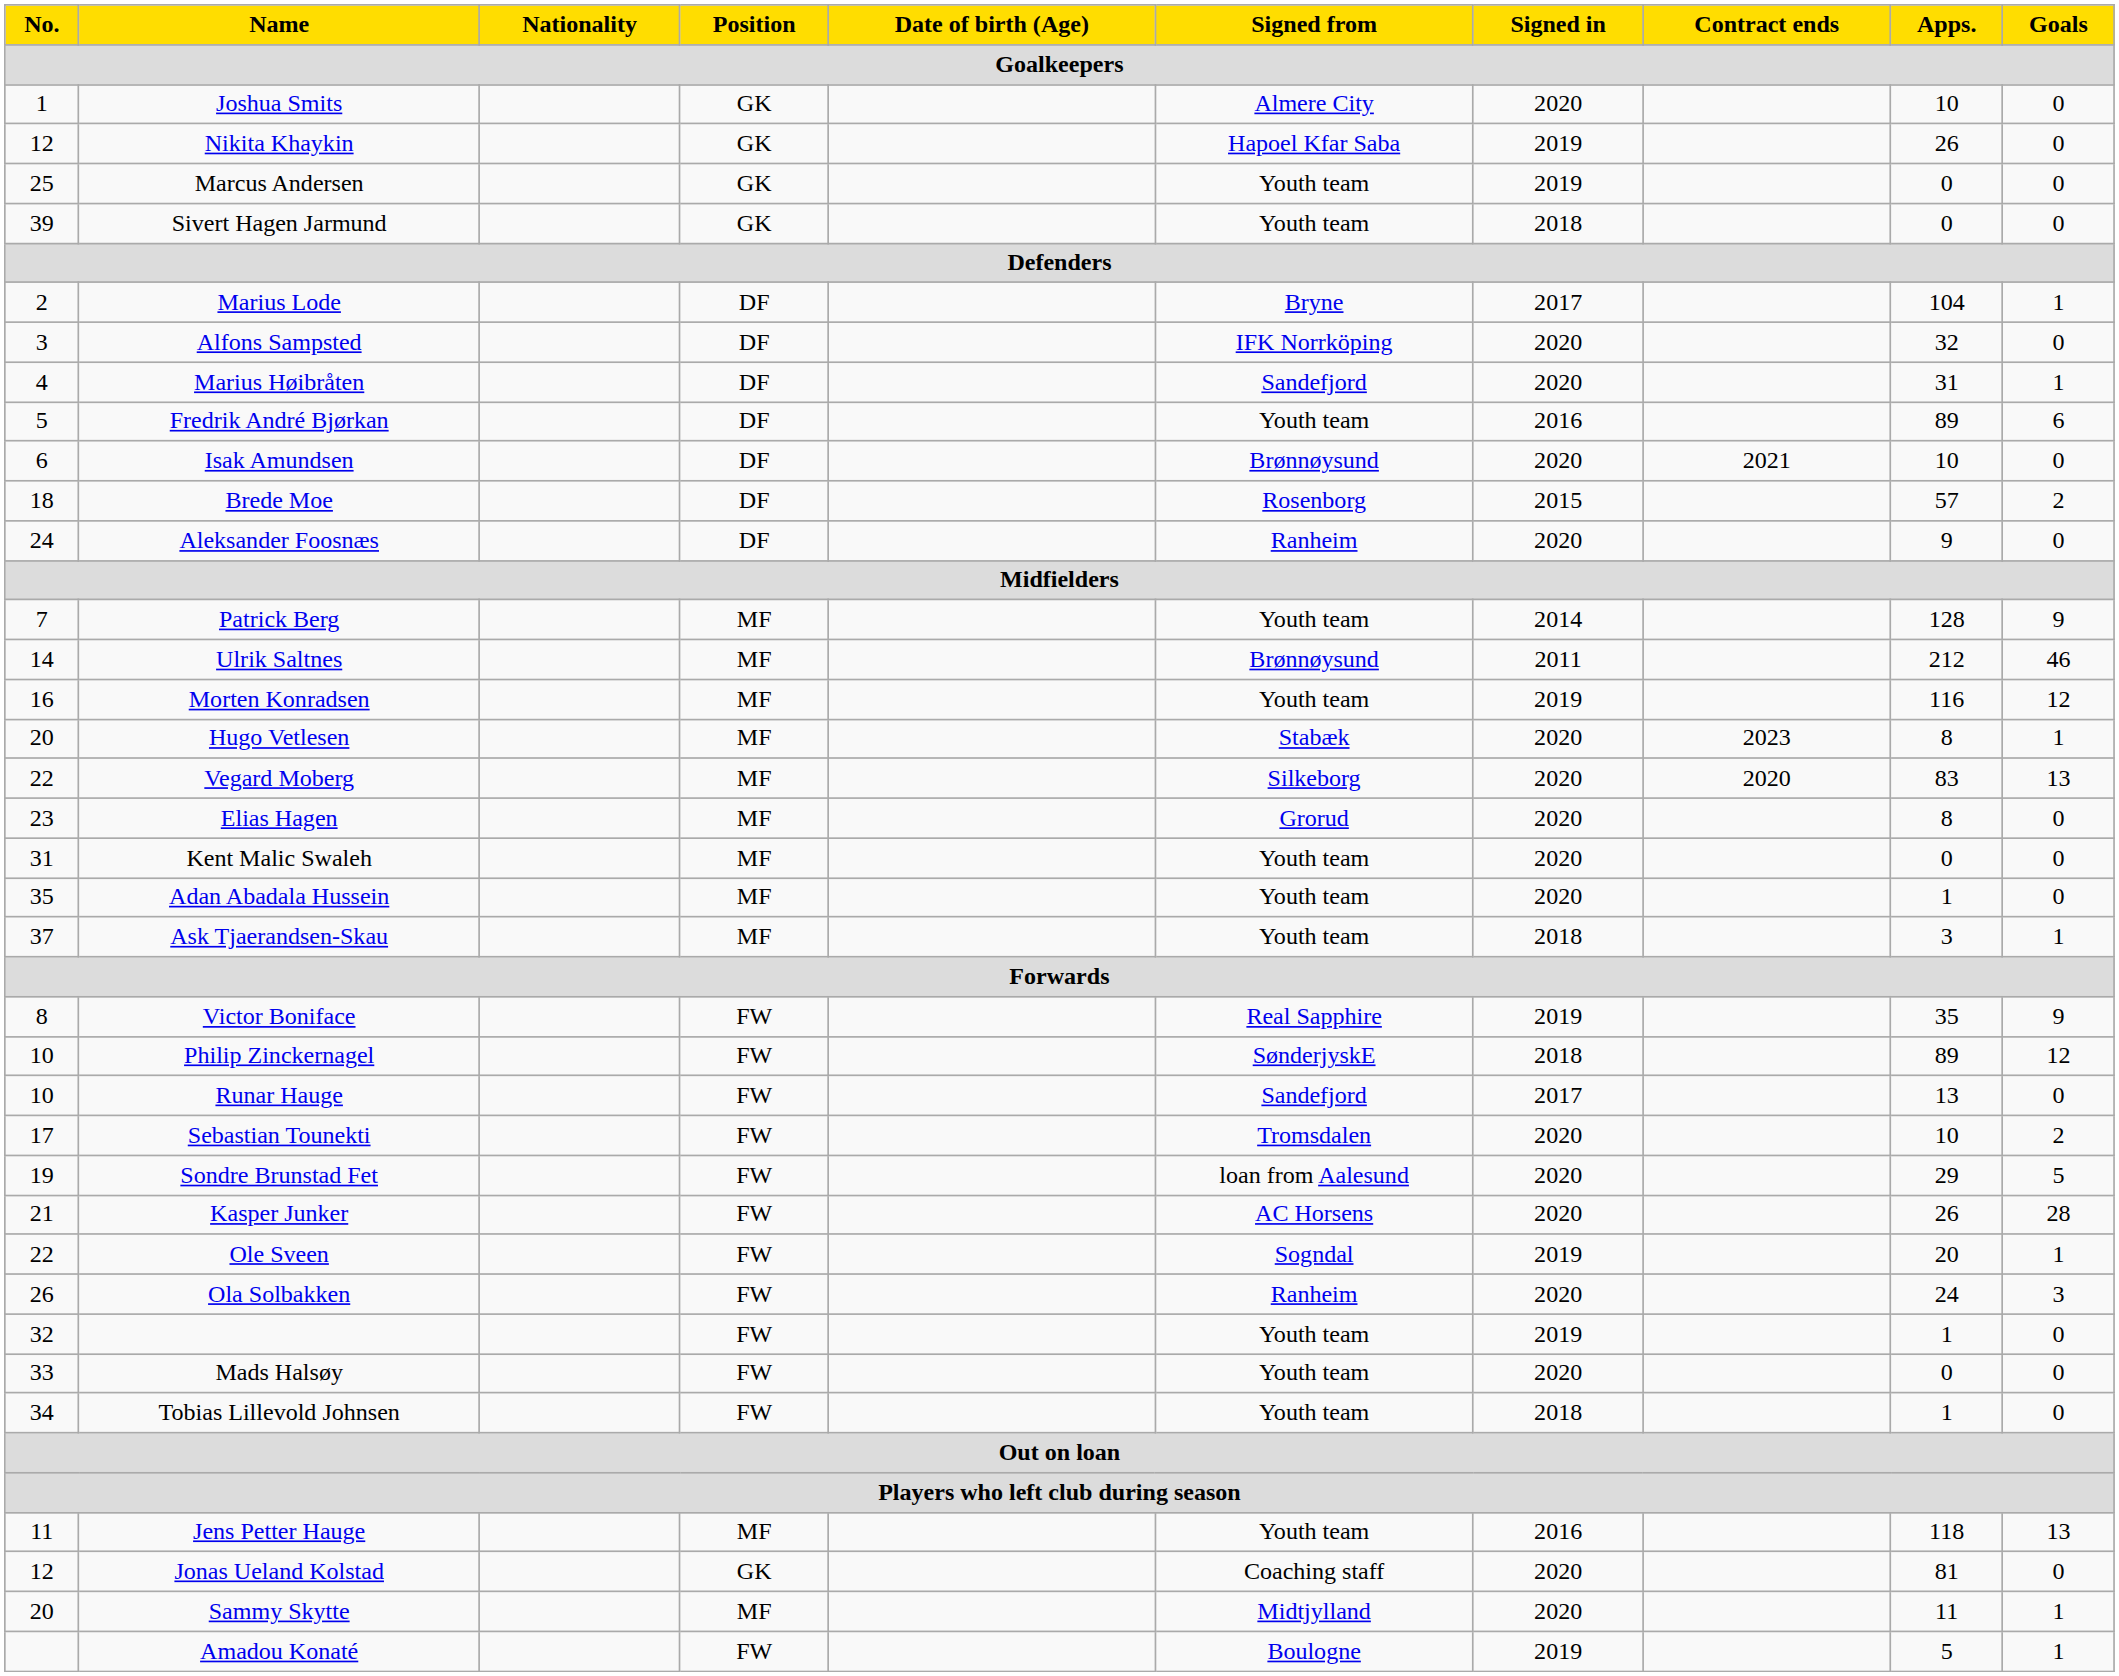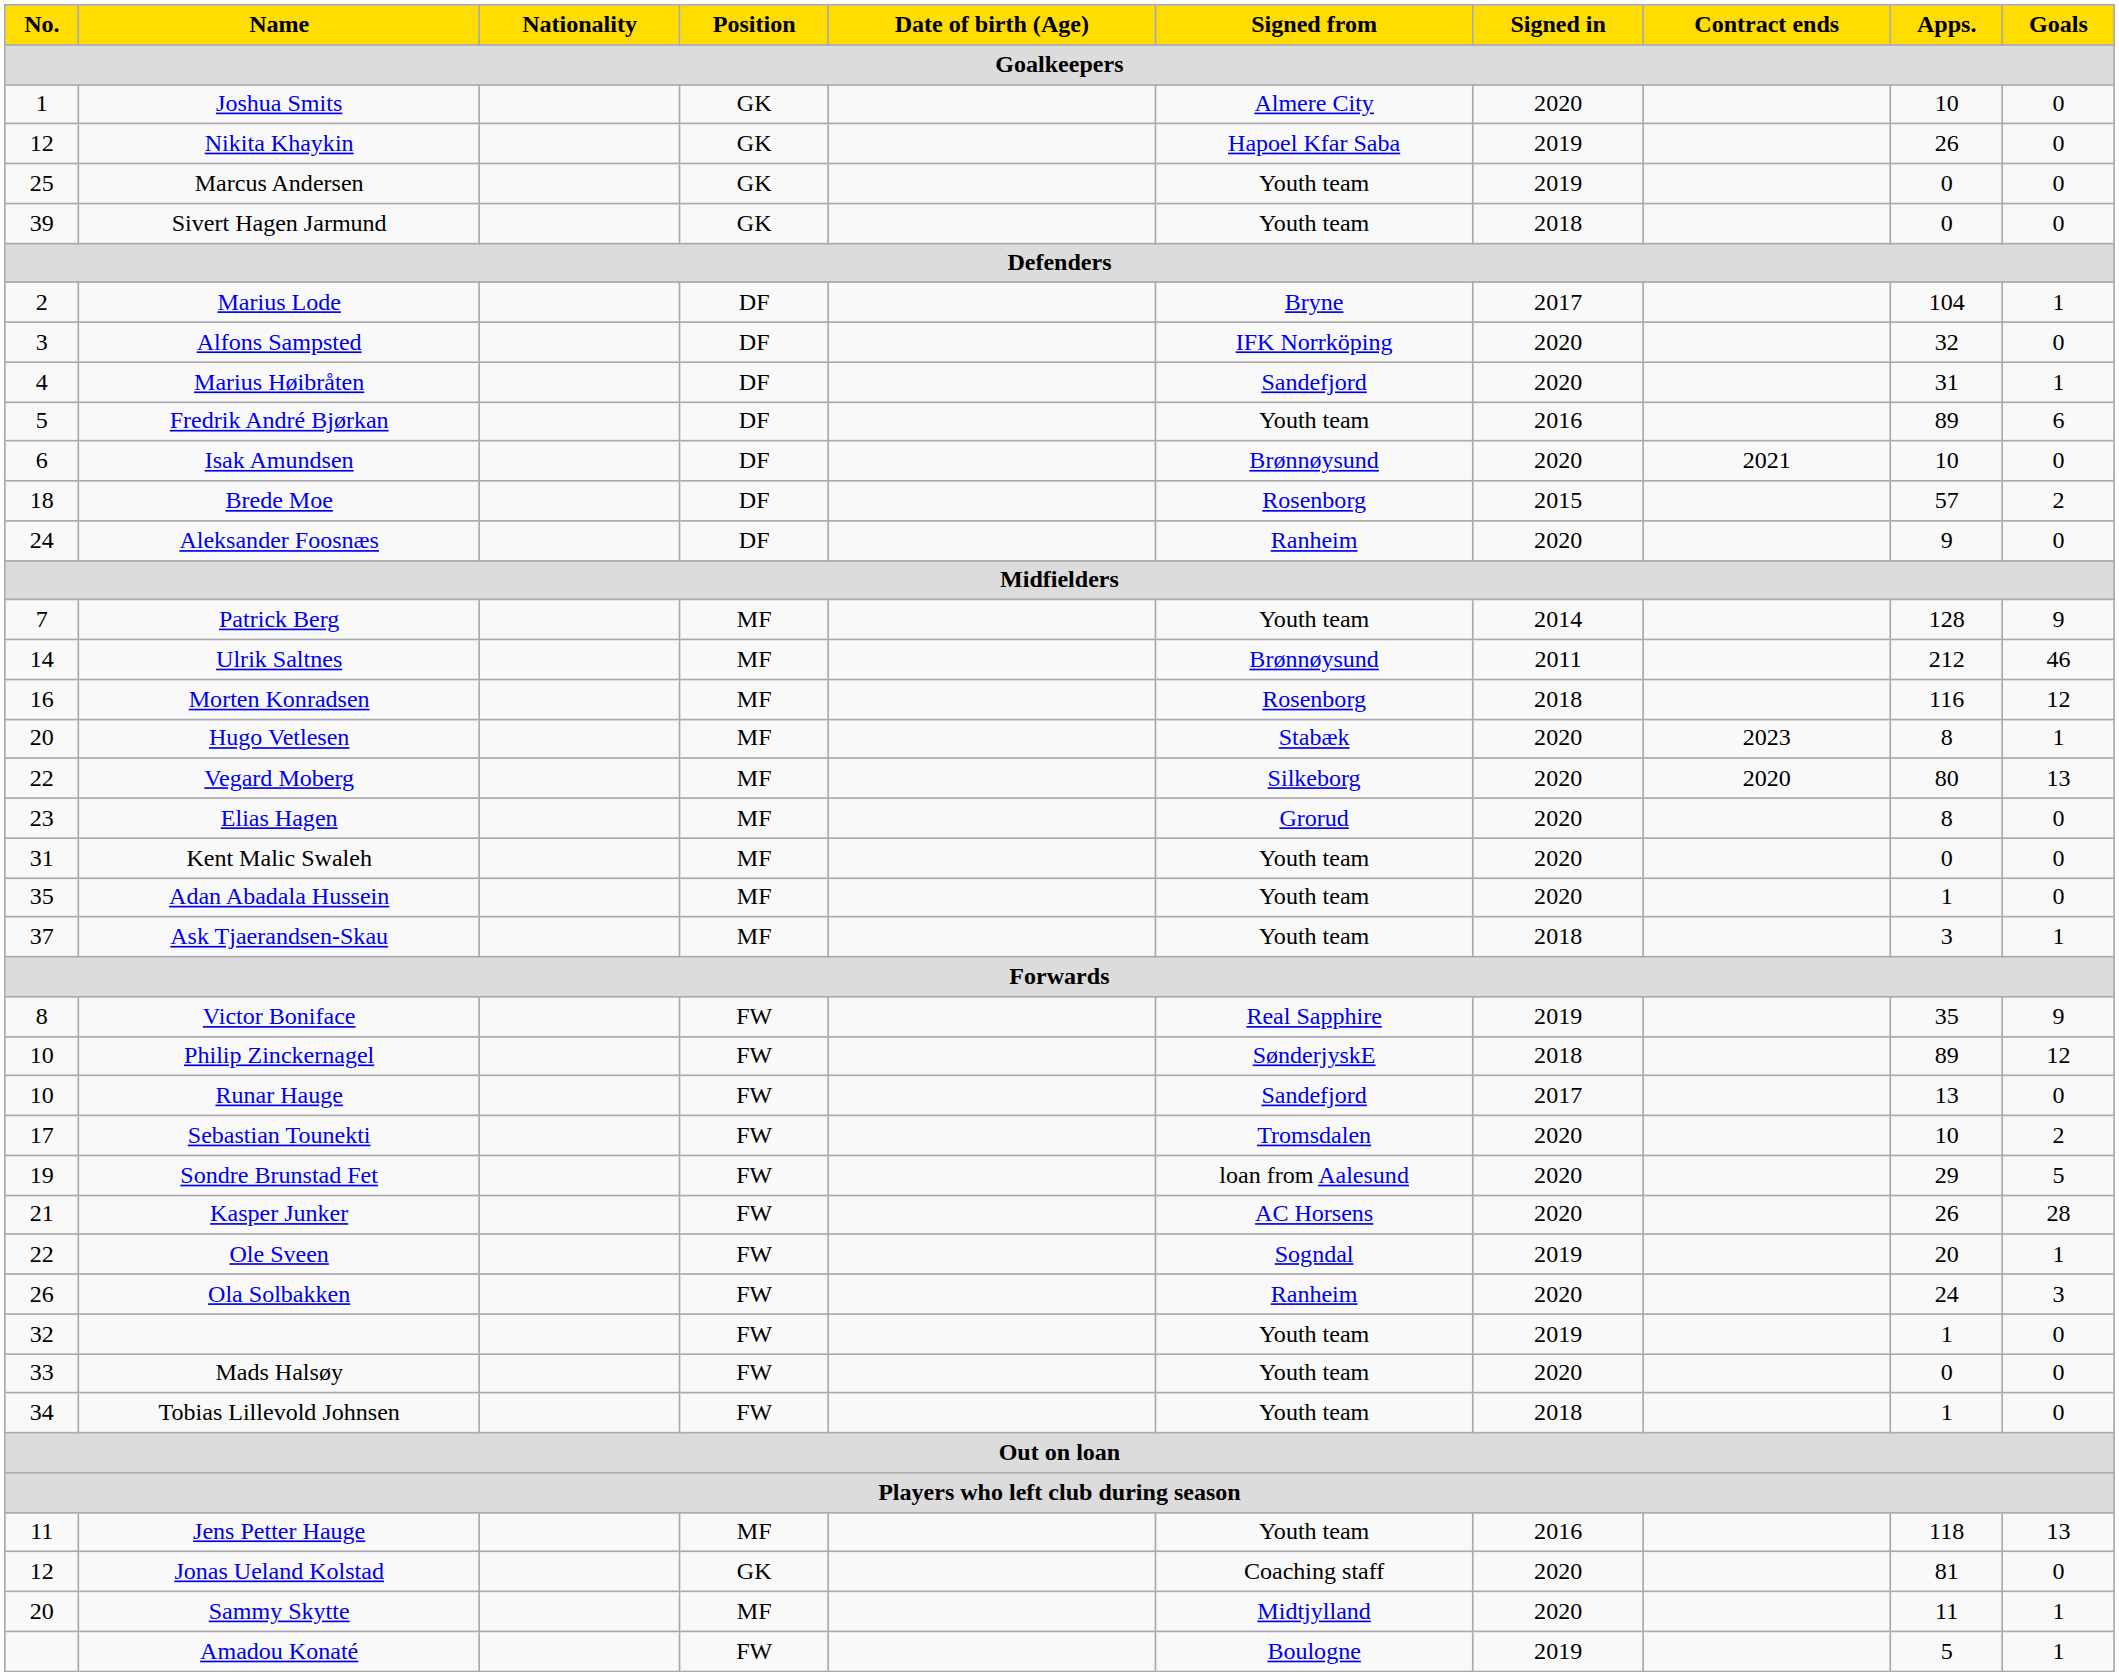(1314, 698) Youth team -> (1314, 698) Rosenborg
(1558, 698) 2019 -> (1558, 698) 2018
(1947, 778) 83 -> (1947, 778) 80
